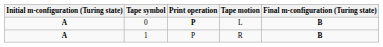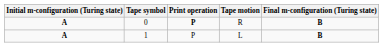(240, 23) L -> (240, 23) R
(240, 36) R -> (240, 36) L
